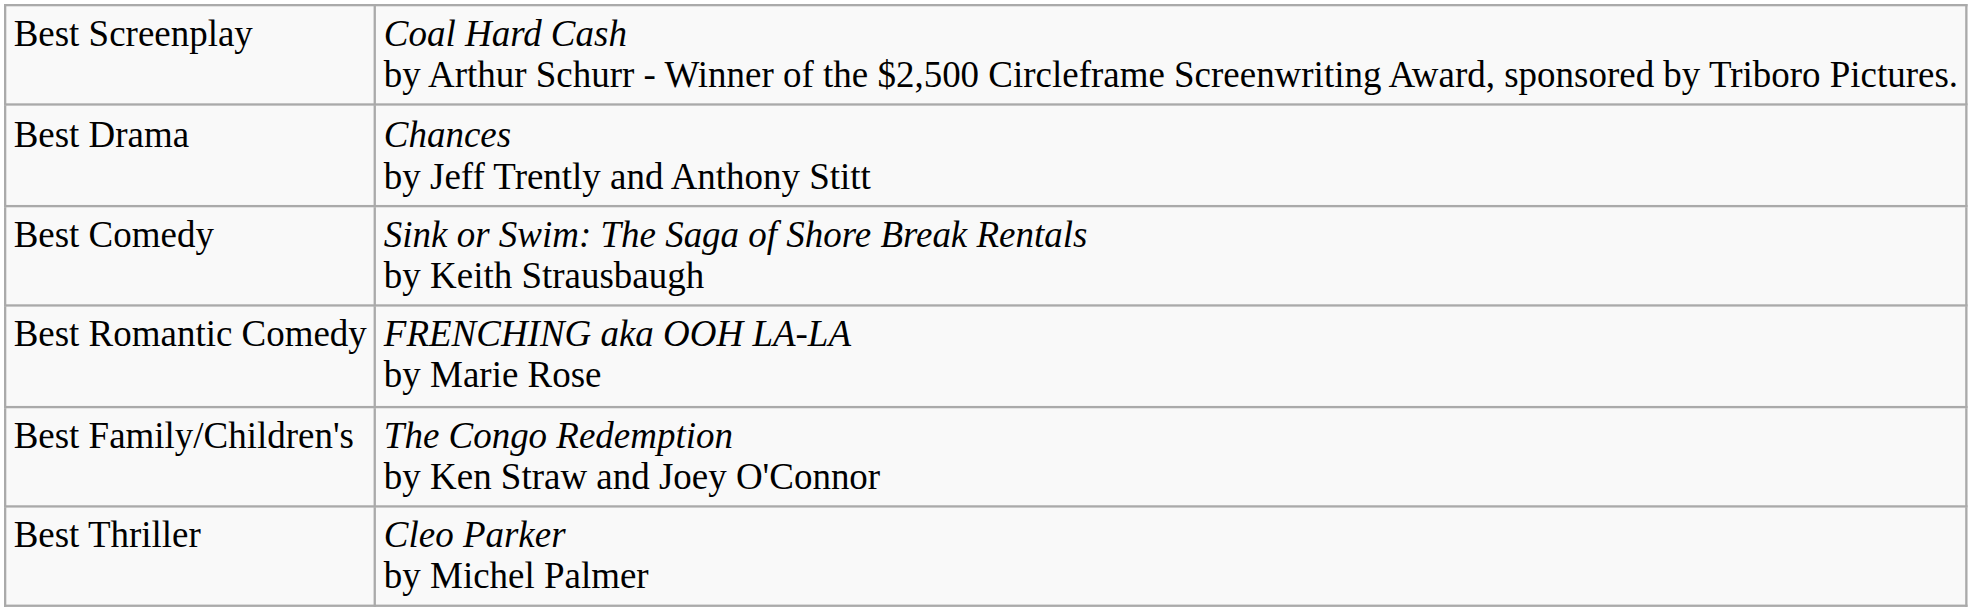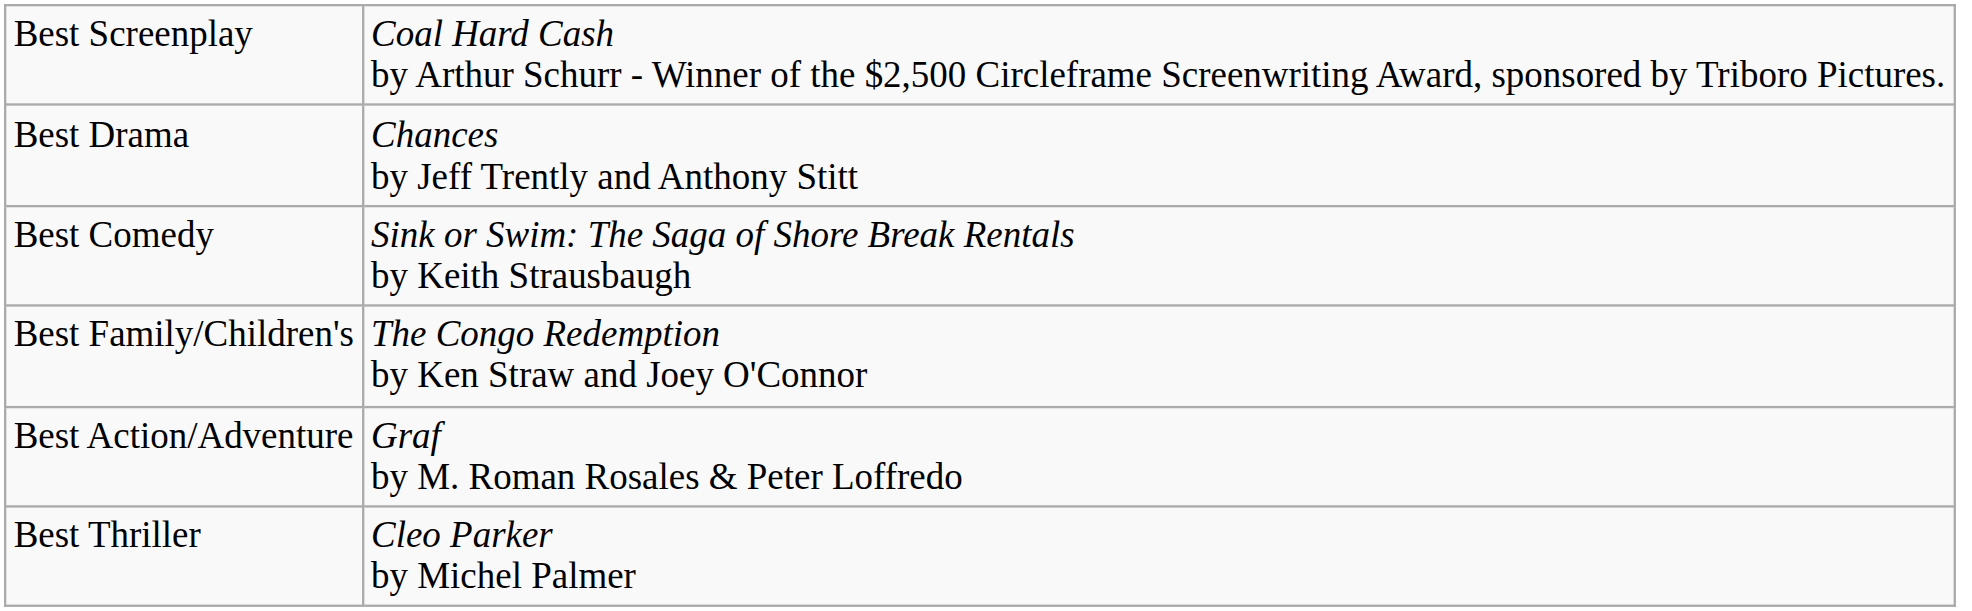- row: (190, 334)
+ row: (184, 434)
